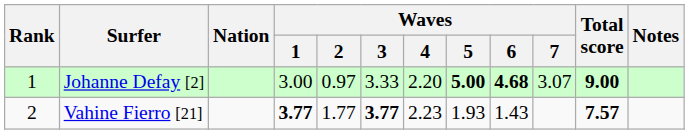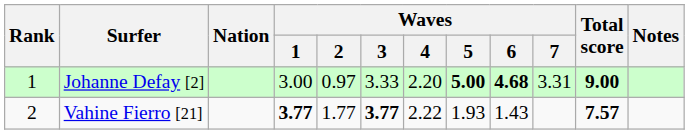(554, 81) 3.07 -> (554, 81) 3.31
(425, 112) 2.23 -> (425, 112) 2.22
